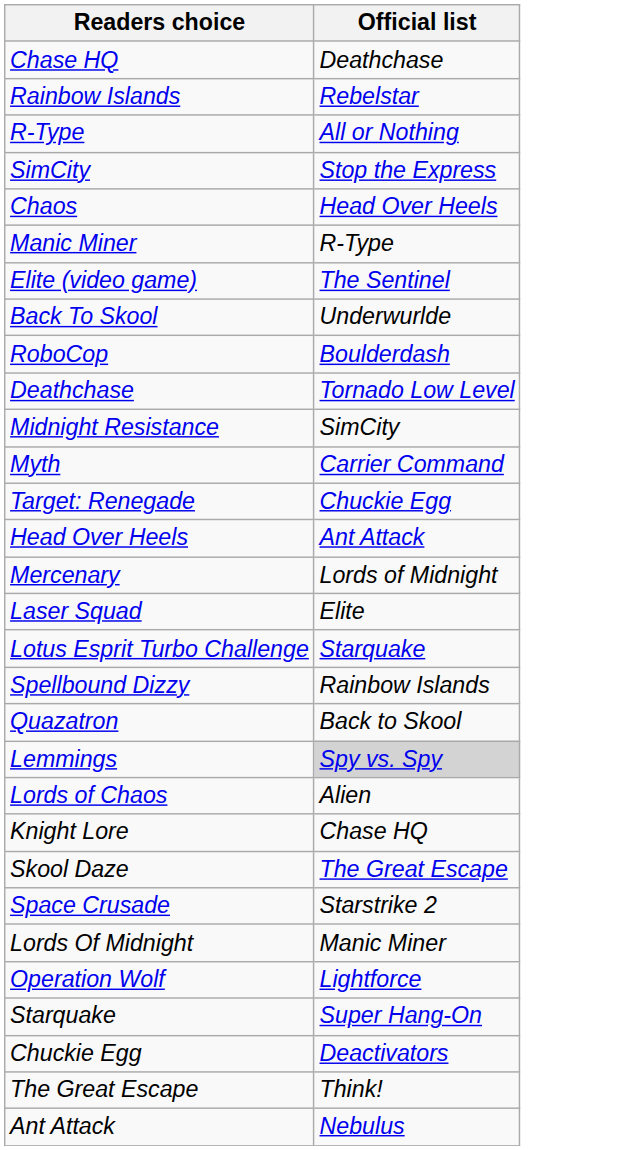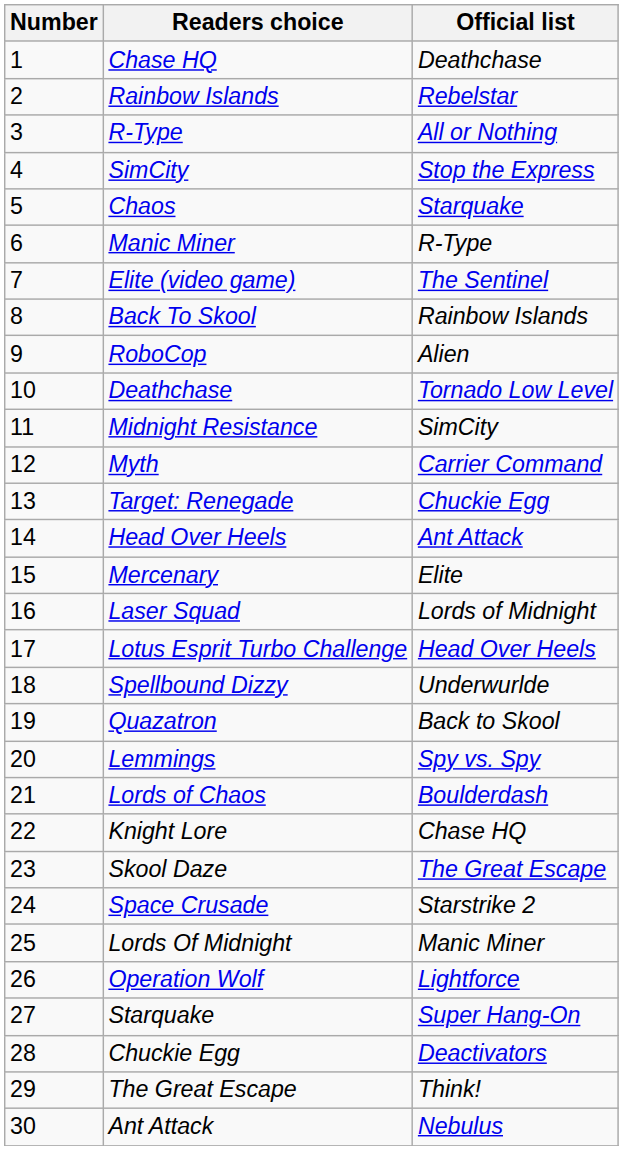+ column: (54, 22)
(409, 206) Head Over Heels -> (471, 206) Starquake
(385, 317) Underwurlde -> (503, 317) Rainbow Islands
(385, 354) Boulderdash -> (444, 354) Alien
(409, 574) Lords of Midnight -> (440, 574) Elite
(342, 611) Elite -> (507, 611) Lords of Midnight
(372, 648) Starquake -> (507, 648) Head Over Heels
(405, 685) Rainbow Islands -> (484, 685) Underwurlde
(381, 758) lightgrey background -> (479, 758) no background
(345, 795) Alien -> (483, 795) Boulderdash
